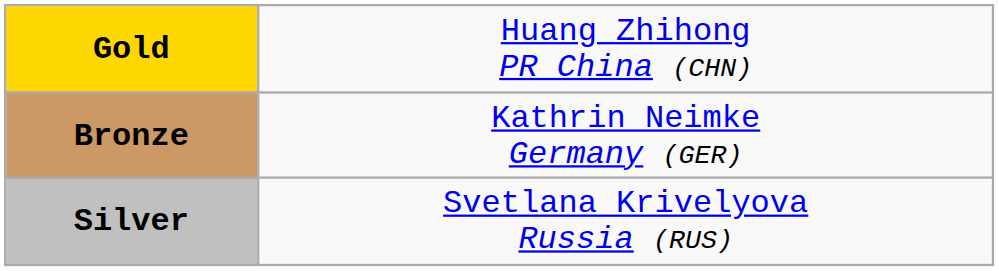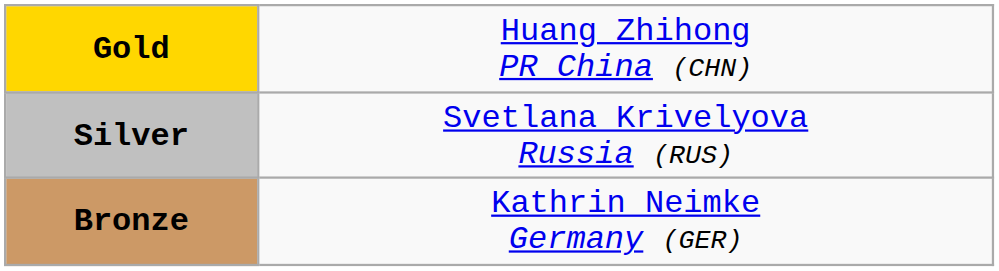rows swapped: (131, 222) <-> (131, 136)
